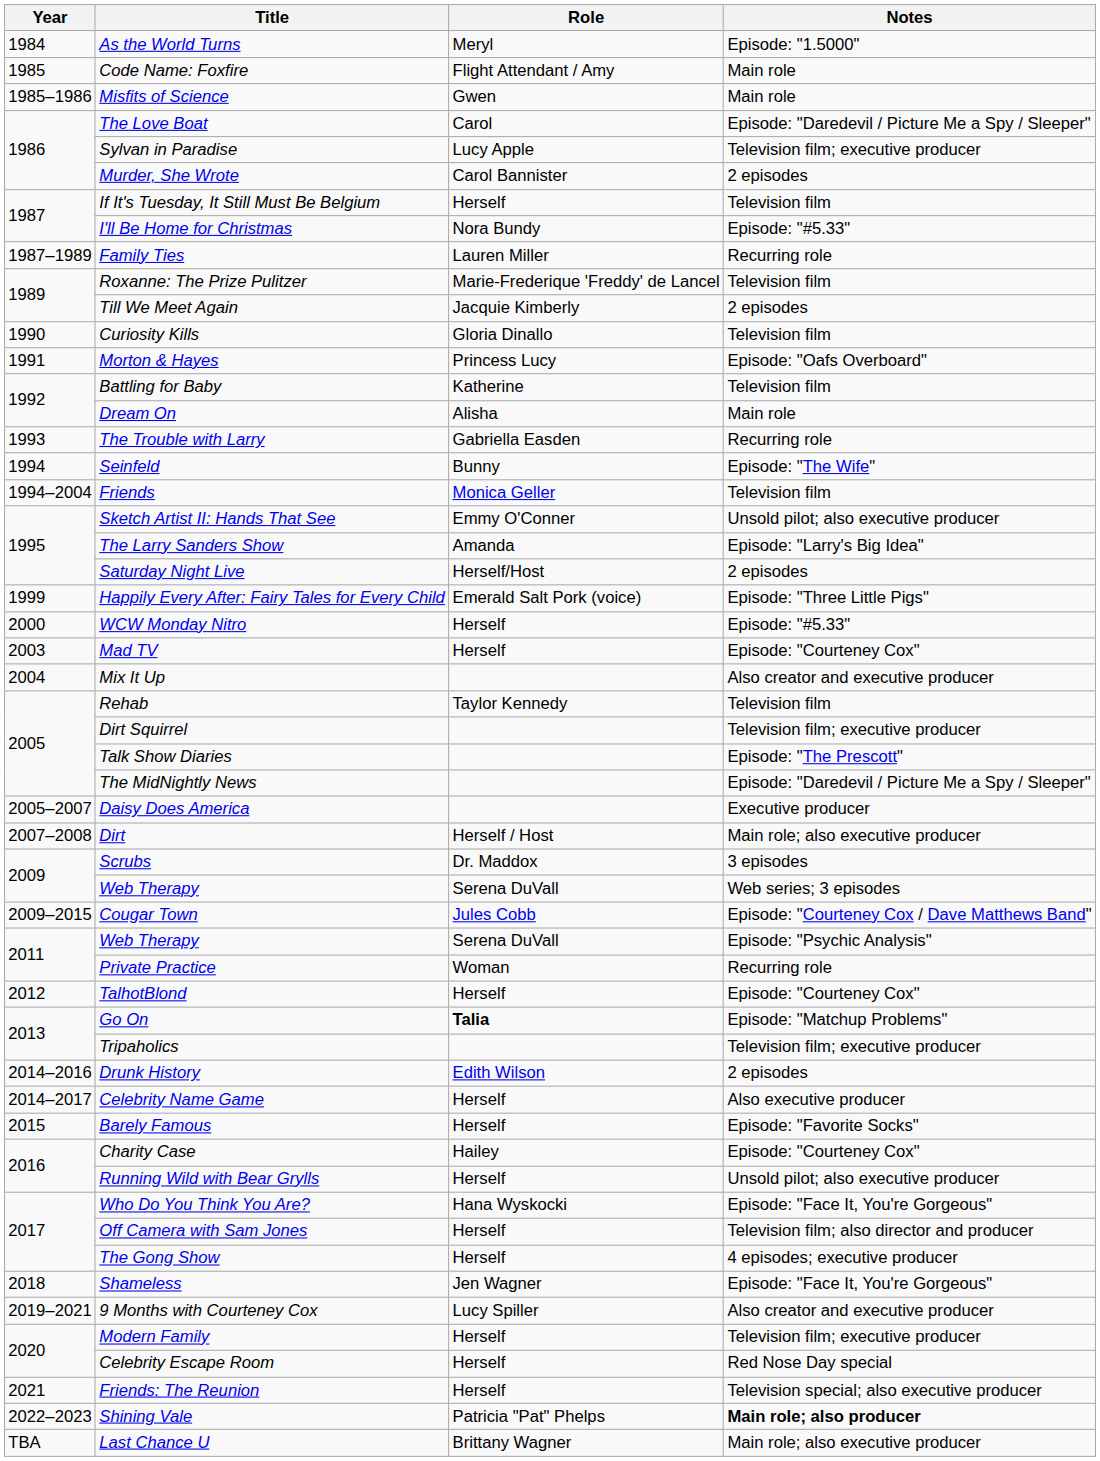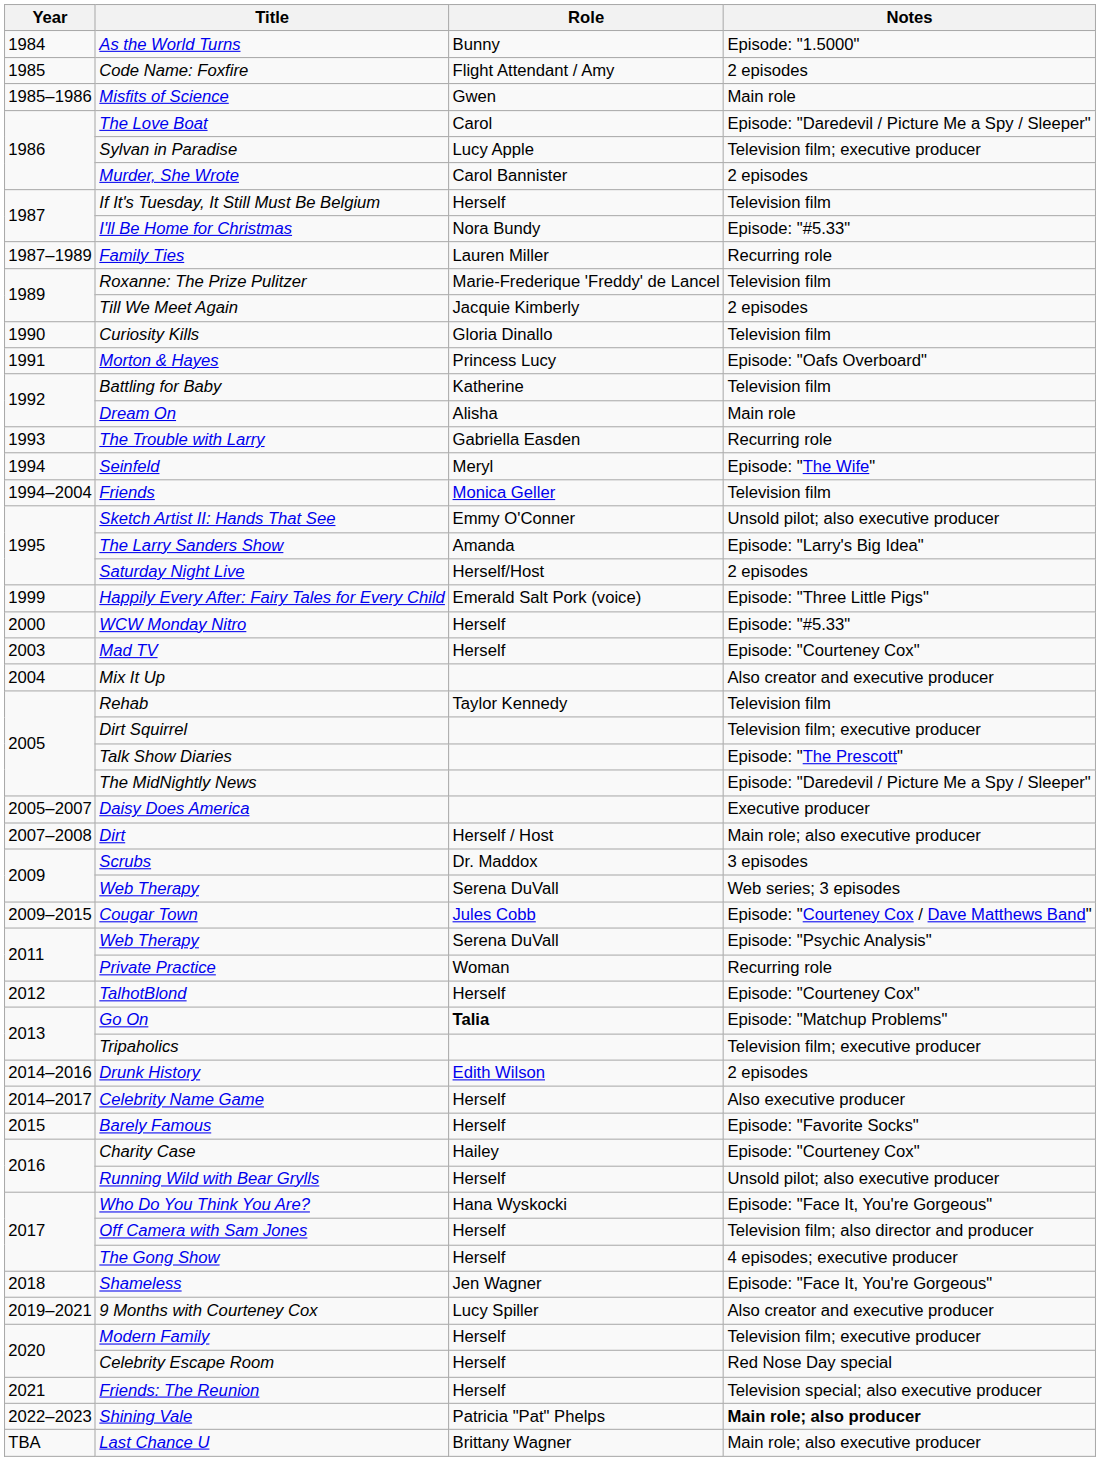(473, 44) Meryl -> (476, 44) Bunny
(762, 70) Main role -> (768, 70) 2 episodes
(476, 466) Bunny -> (473, 466) Meryl
